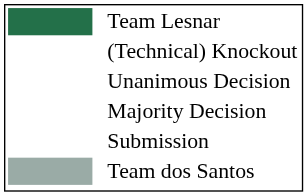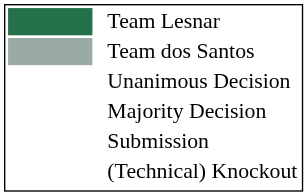rows swapped: (181, 171) <-> (202, 51)
